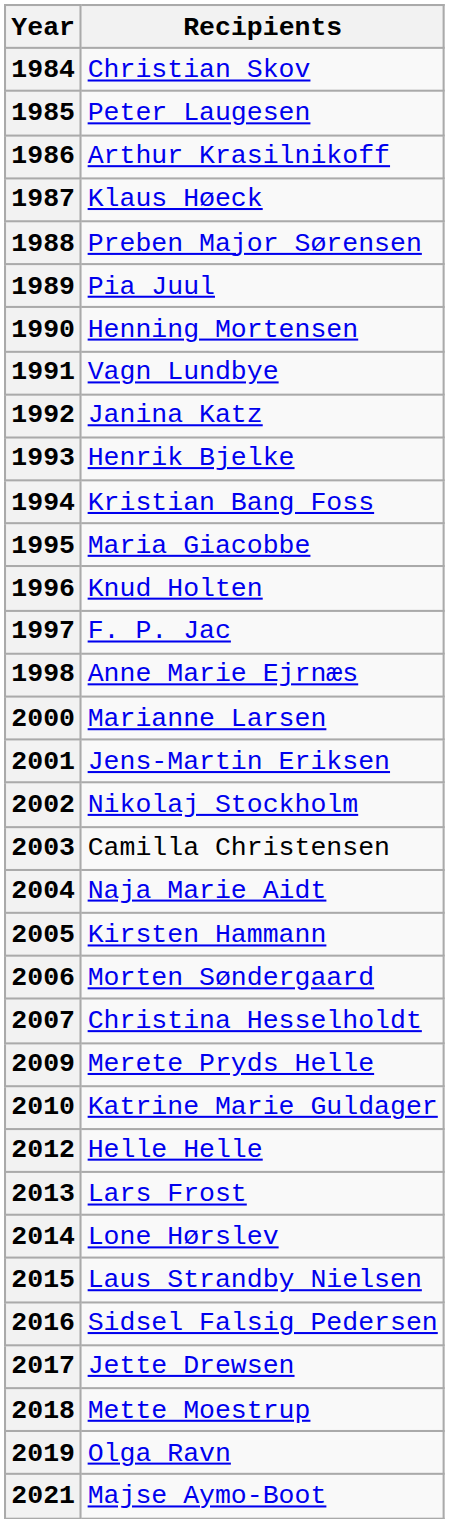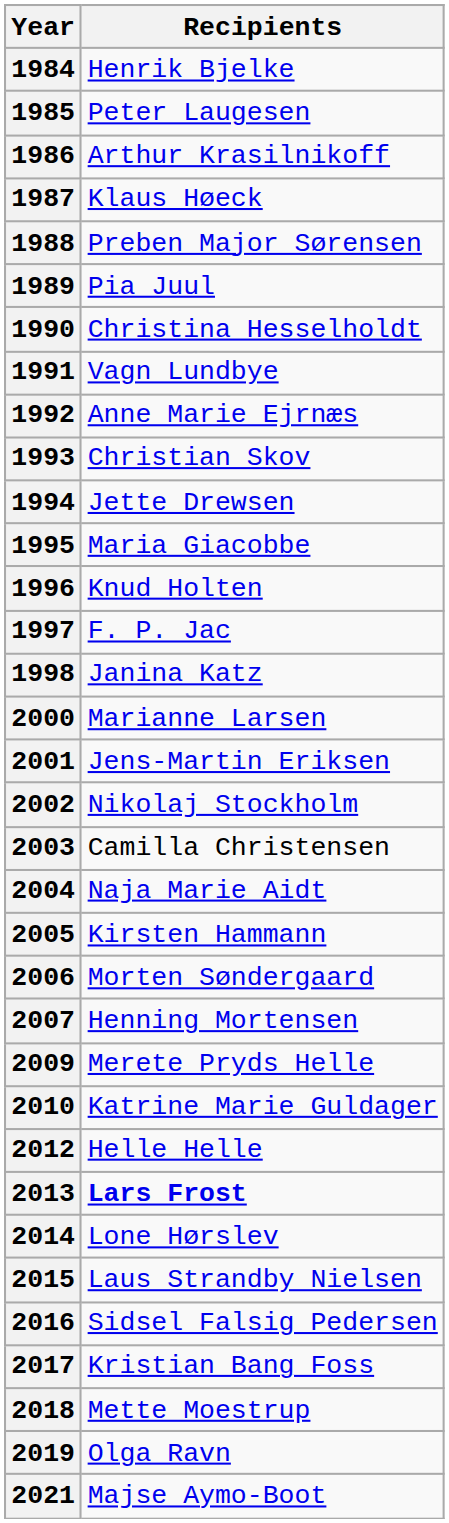(199, 70) Christian Skov -> (191, 70) Henrik Bjelke
(223, 329) Henning Mortensen -> (255, 329) Christina Hesselholdt
(175, 416) Janina Katz -> (223, 416) Anne Marie Ejrnæs
(191, 459) Henrik Bjelke -> (199, 459) Christian Skov
(231, 502) Kristian Bang Foss -> (191, 502) Jette Drewsen
(223, 675) Anne Marie Ejrnæs -> (175, 675) Janina Katz
(255, 1021) Christina Hesselholdt -> (223, 1021) Henning Mortensen
(167, 1194) normal -> (167, 1194) bold
(191, 1367) Jette Drewsen -> (231, 1367) Kristian Bang Foss
